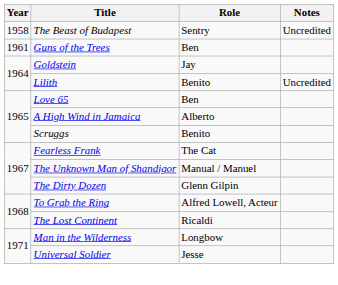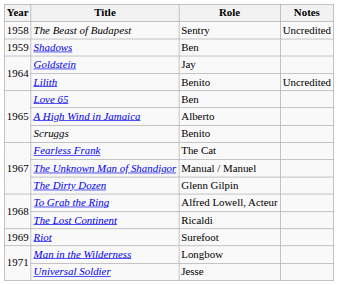+ row: (53, 47)
- row: (72, 47)
+ row: (43, 237)
